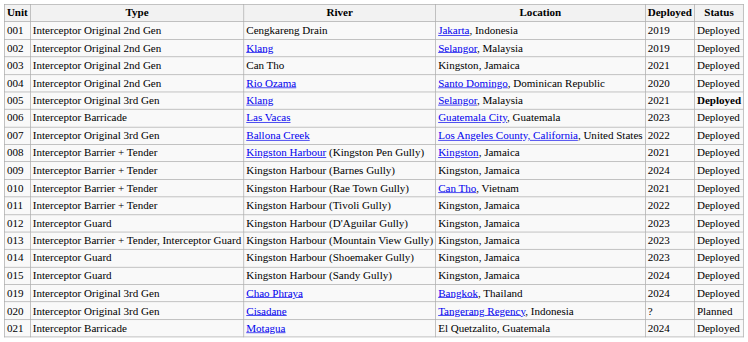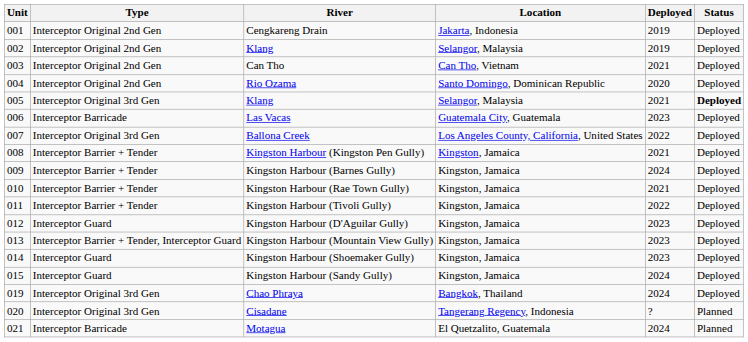(479, 65) Kingston, Jamaica -> (479, 65) Can Tho, Vietnam
(479, 188) Can Tho, Vietnam -> (479, 188) Kingston, Jamaica
(718, 328) Deployed -> (715, 328) Planned
